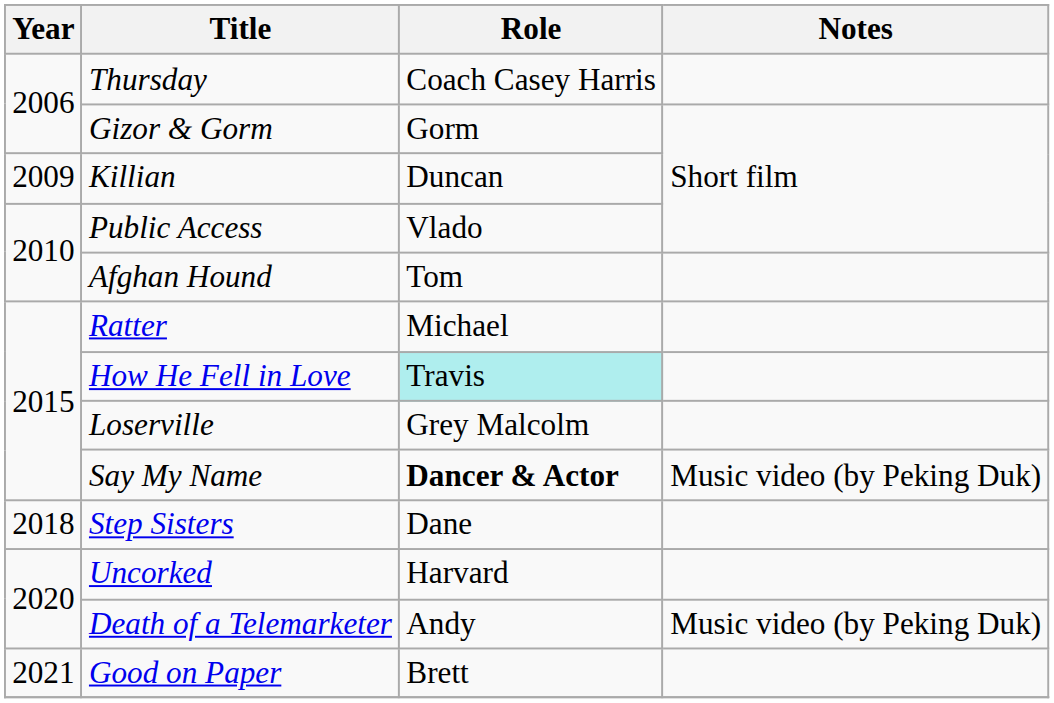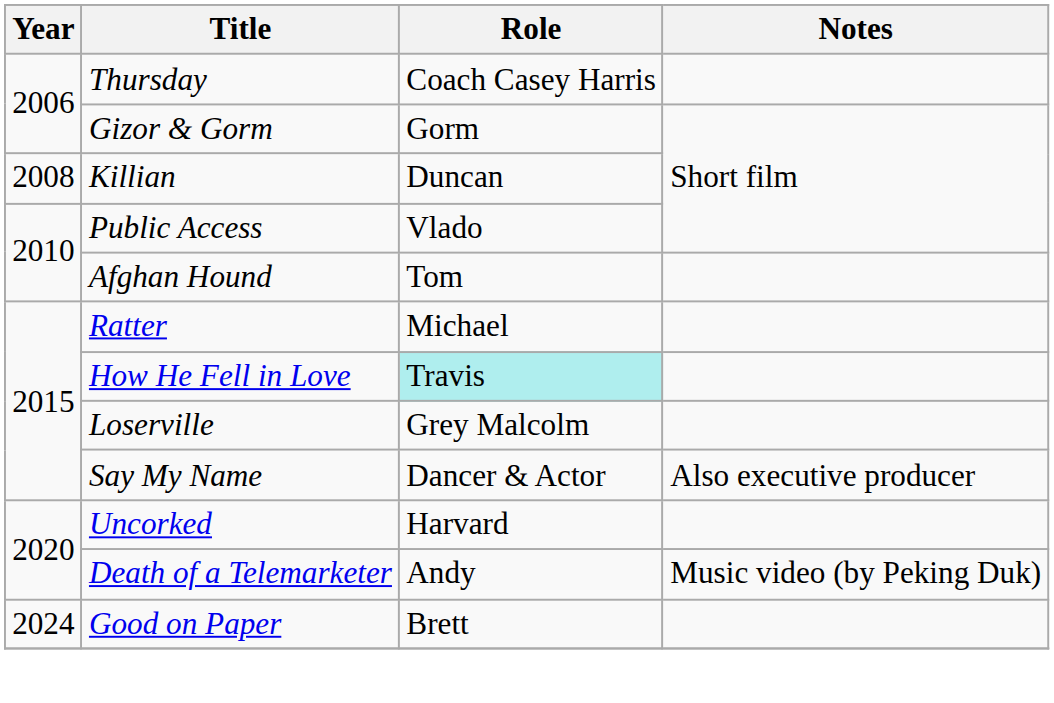(43, 177) 2009 -> (43, 177) 2008
(513, 474) bold -> (506, 474) normal
(856, 474) Music video (by Peking Duk) -> (823, 474) Also executive producer
- row: (161, 524)
(43, 672) 2021 -> (43, 623) 2024
